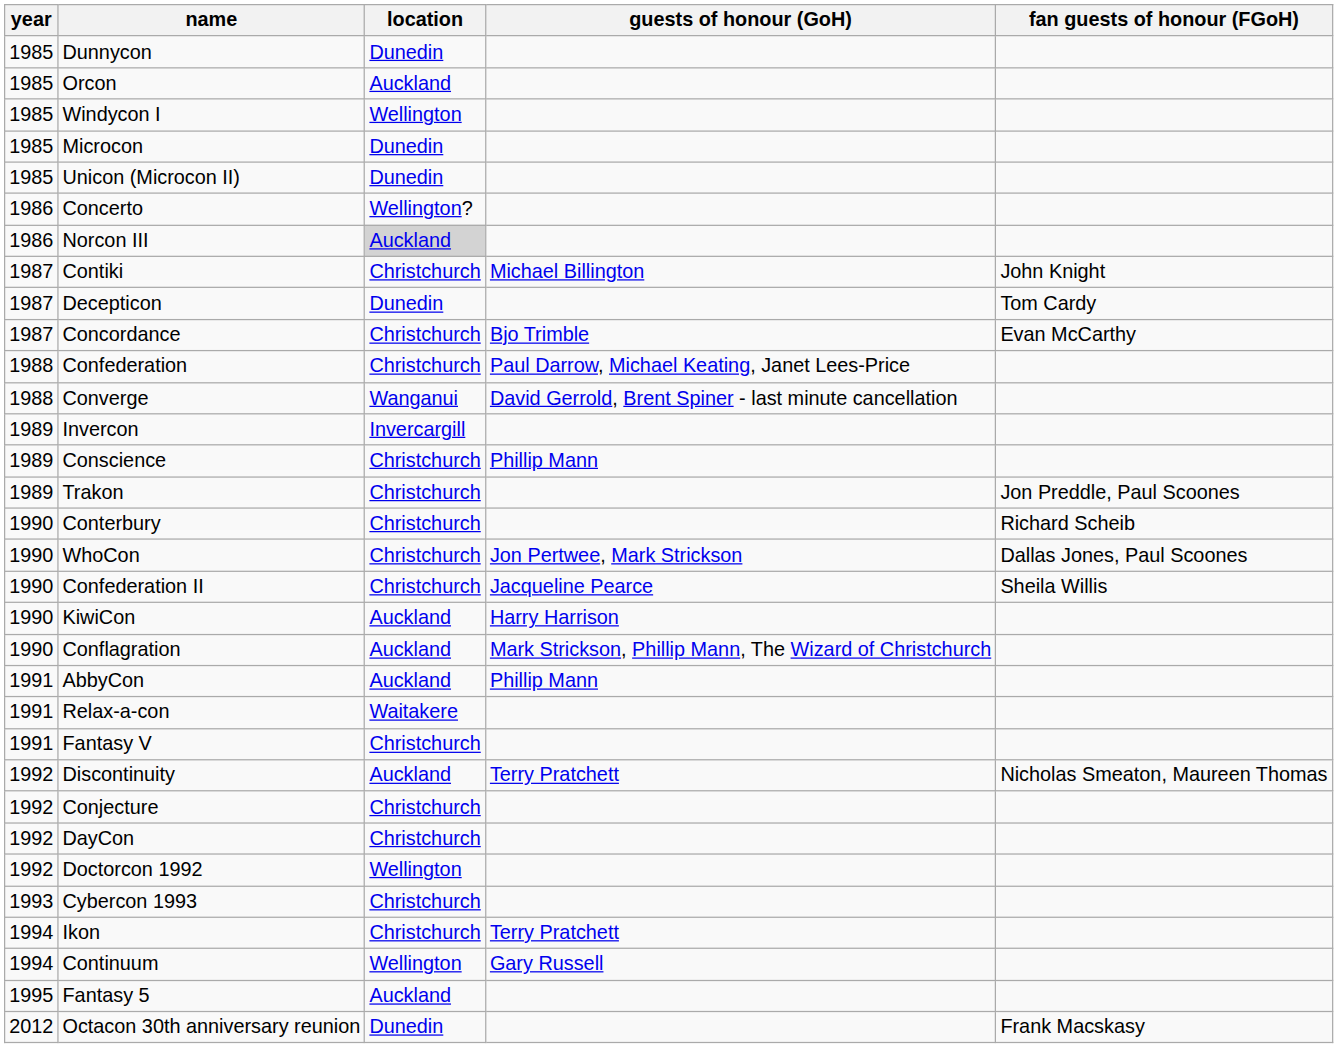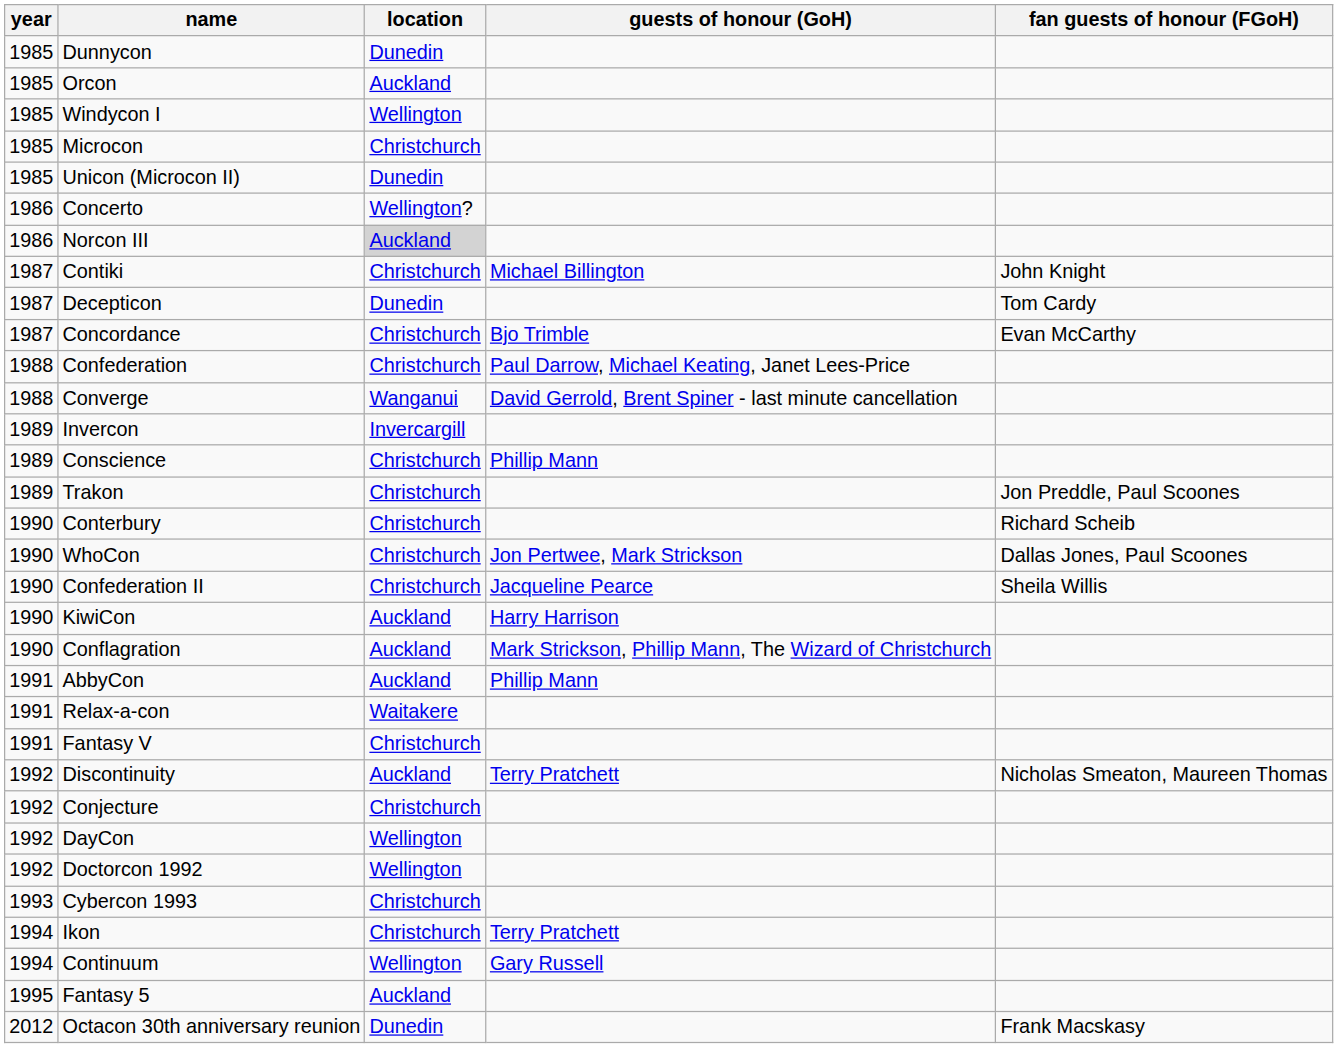(406, 146) Dunedin -> (425, 146) Christchurch
(425, 838) Christchurch -> (416, 838) Wellington
